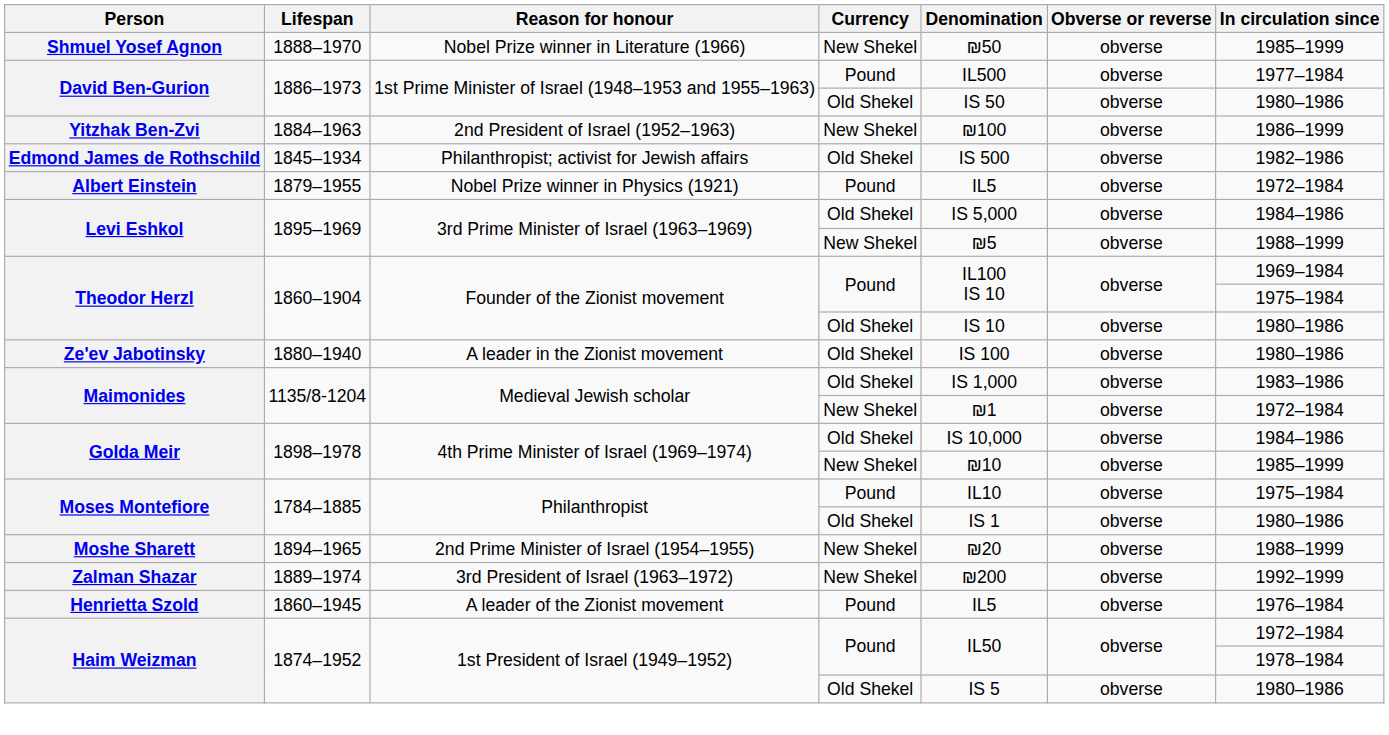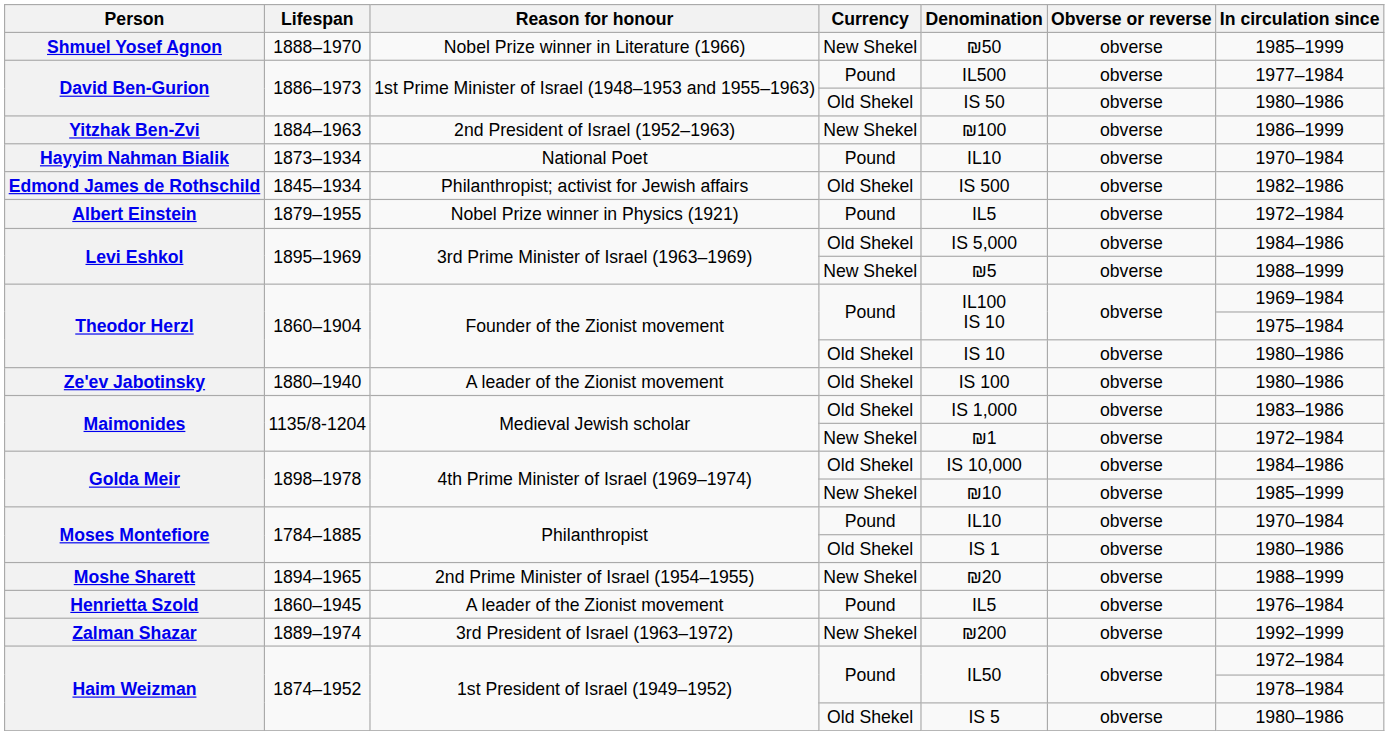+ row: (134, 158)
(595, 354) A leader in the Zionist movement -> (595, 382) A leader of the Zionist movement
(1300, 493) 1975–1984 -> (1300, 521) 1970–1984
rows swapped: (134, 577) <-> (134, 605)
